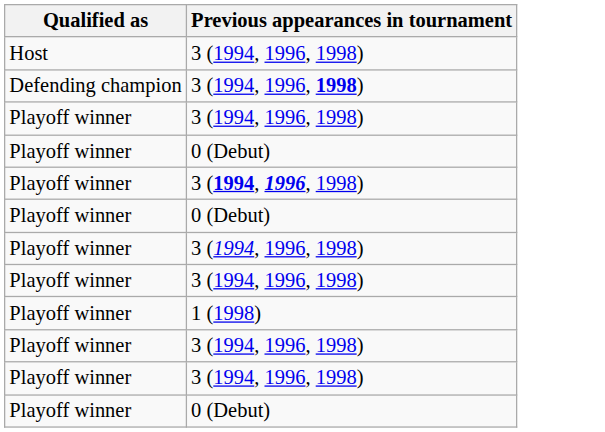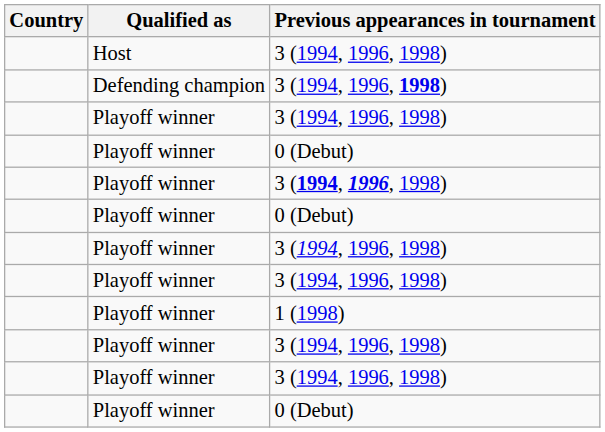+ column: (46, 20)
